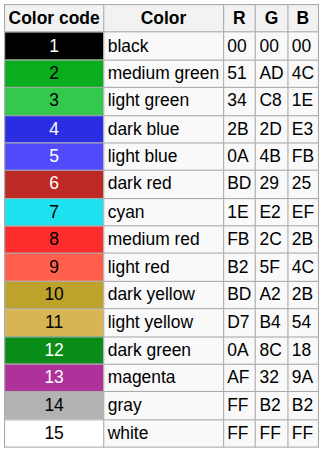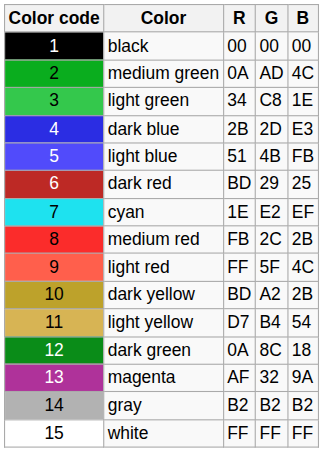(237, 73) 51 -> (238, 73) 0A
(238, 156) 0A -> (237, 156) 51
(238, 267) B2 -> (238, 267) FF
(238, 405) FF -> (238, 405) B2
